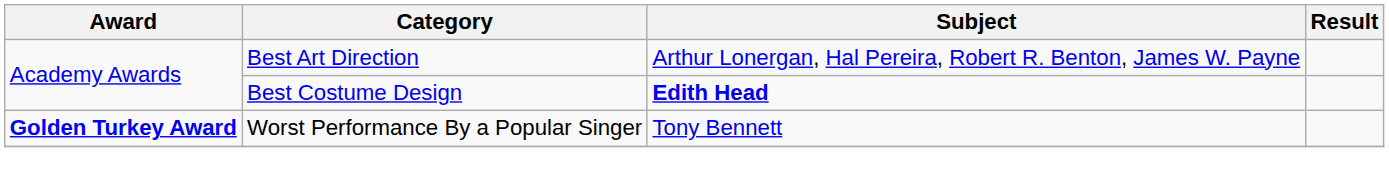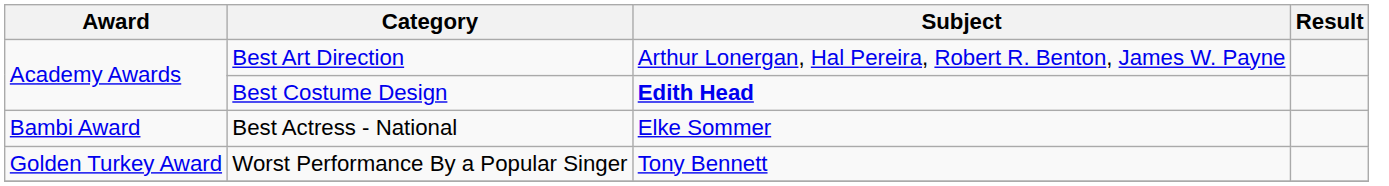+ row: (345, 127)
(123, 127) bold -> (116, 163) normal
